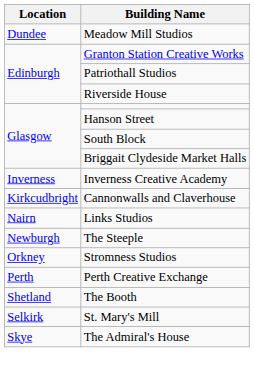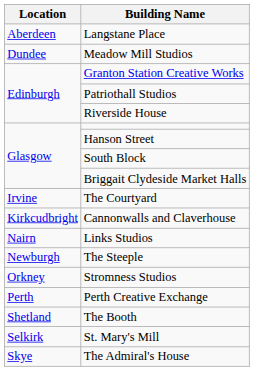+ row: (124, 34)
- row: (155, 178)
+ row: (120, 198)
